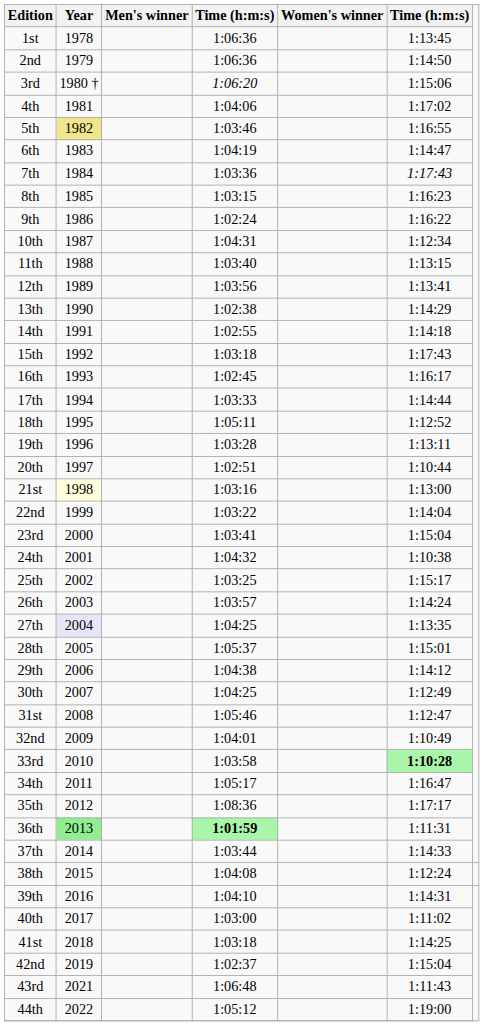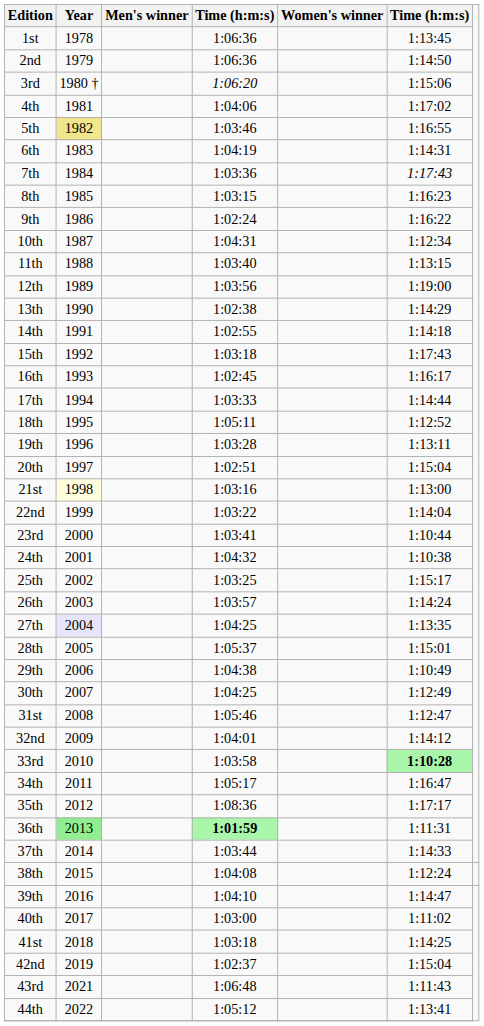(430, 151) 1:14:47 -> (430, 151) 1:14:31
(430, 286) 1:13:41 -> (430, 286) 1:19:00
(430, 467) 1:10:44 -> (430, 467) 1:15:04
(430, 535) 1:15:04 -> (430, 535) 1:10:44
(430, 670) 1:14:12 -> (430, 670) 1:10:49
(430, 738) 1:10:49 -> (430, 738) 1:14:12
(430, 896) 1:14:31 -> (430, 896) 1:14:47
(430, 1009) 1:19:00 -> (430, 1009) 1:13:41
